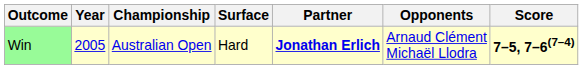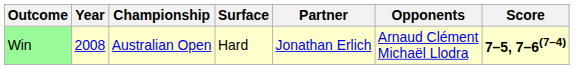(90, 45) 2005 -> (90, 45) 2008
(328, 45) bold -> (323, 45) normal
